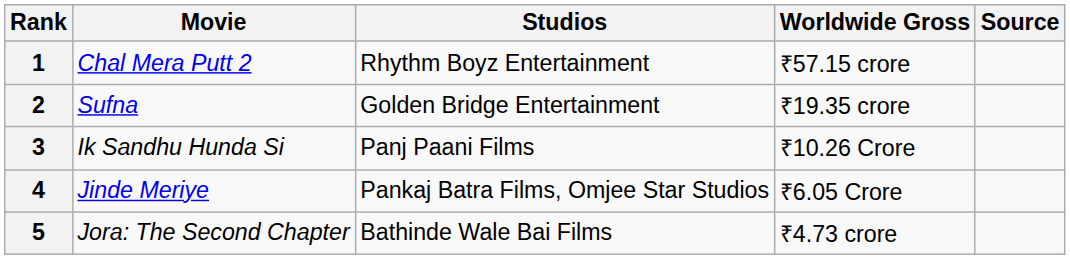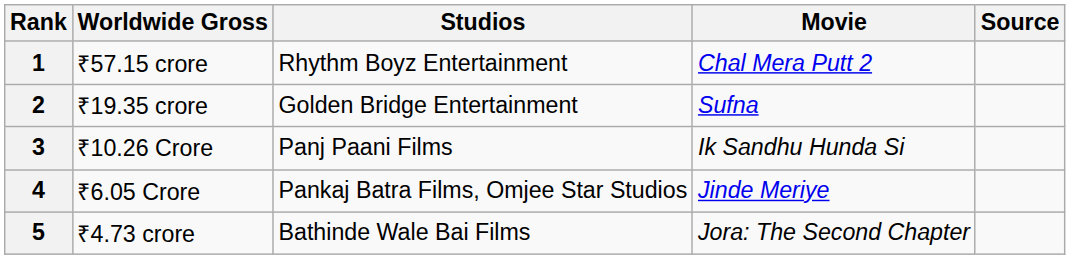columns swapped: (214, 22) <-> (875, 22)
